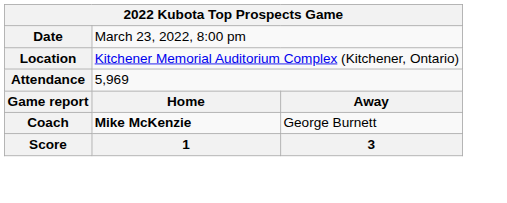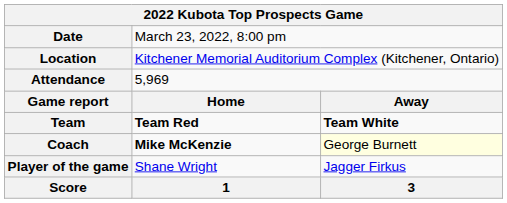+ row: (68, 123)
(330, 123) no background -> (370, 144) lightyellow background
+ row: (68, 166)
